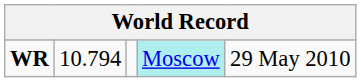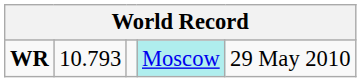(90, 58) 10.794 -> (90, 58) 10.793
